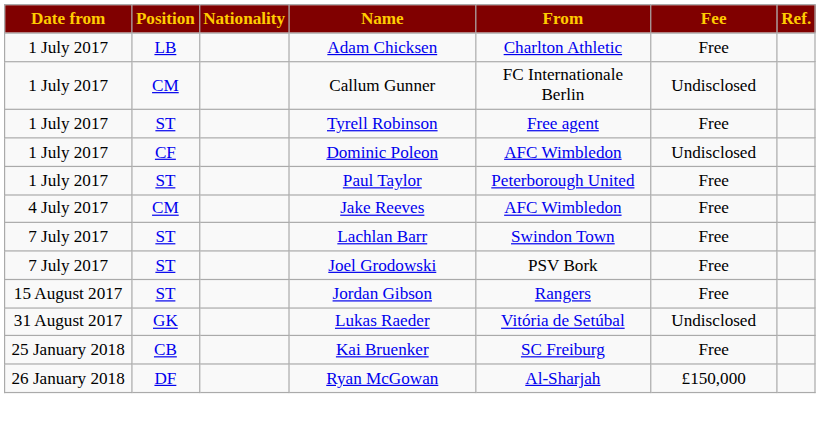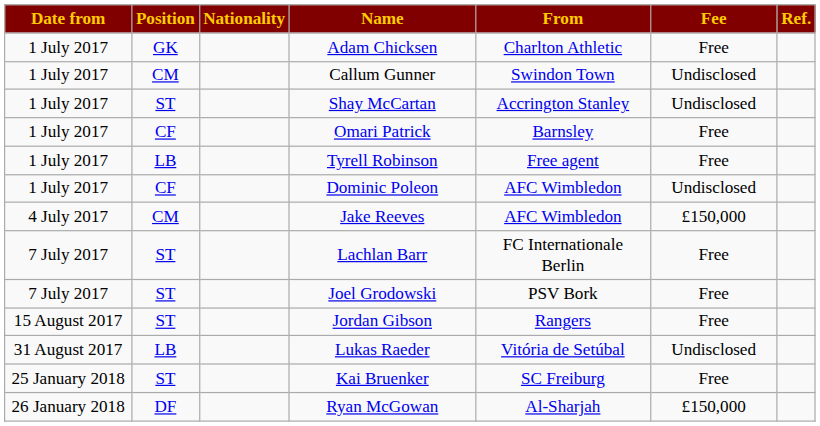(165, 47) LB -> (165, 47) GK
(563, 85) FC Internationale Berlin -> (563, 75) Swindon Town
+ row: (382, 103)
+ row: (382, 132)
(165, 124) ST -> (165, 160) LB
- row: (382, 180)
(714, 208) Free -> (714, 216) £150,000
(563, 237) Swindon Town -> (563, 255) FC Internationale Berlin
(165, 321) GK -> (165, 350) LB
(165, 350) CB -> (165, 378) ST
